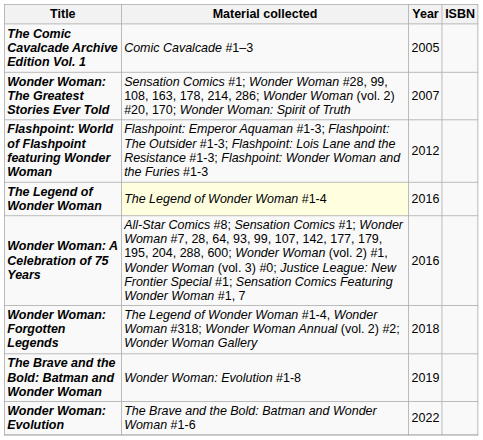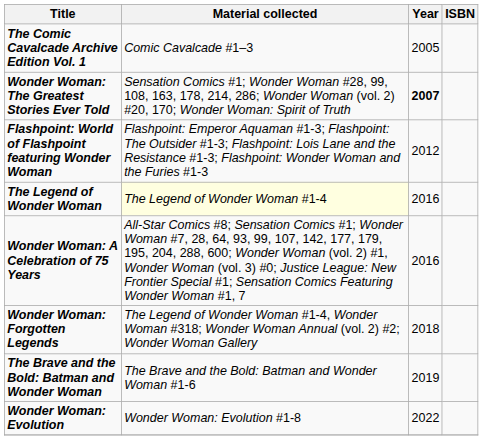(426, 96) normal -> (426, 96) bold
(213, 377) Wonder Woman: Evolution #1-8 -> (250, 377) The Brave and the Bold: Batman and Wonder Woman #1-6
(250, 418) The Brave and the Bold: Batman and Wonder Woman #1-6 -> (213, 418) Wonder Woman: Evolution #1-8
